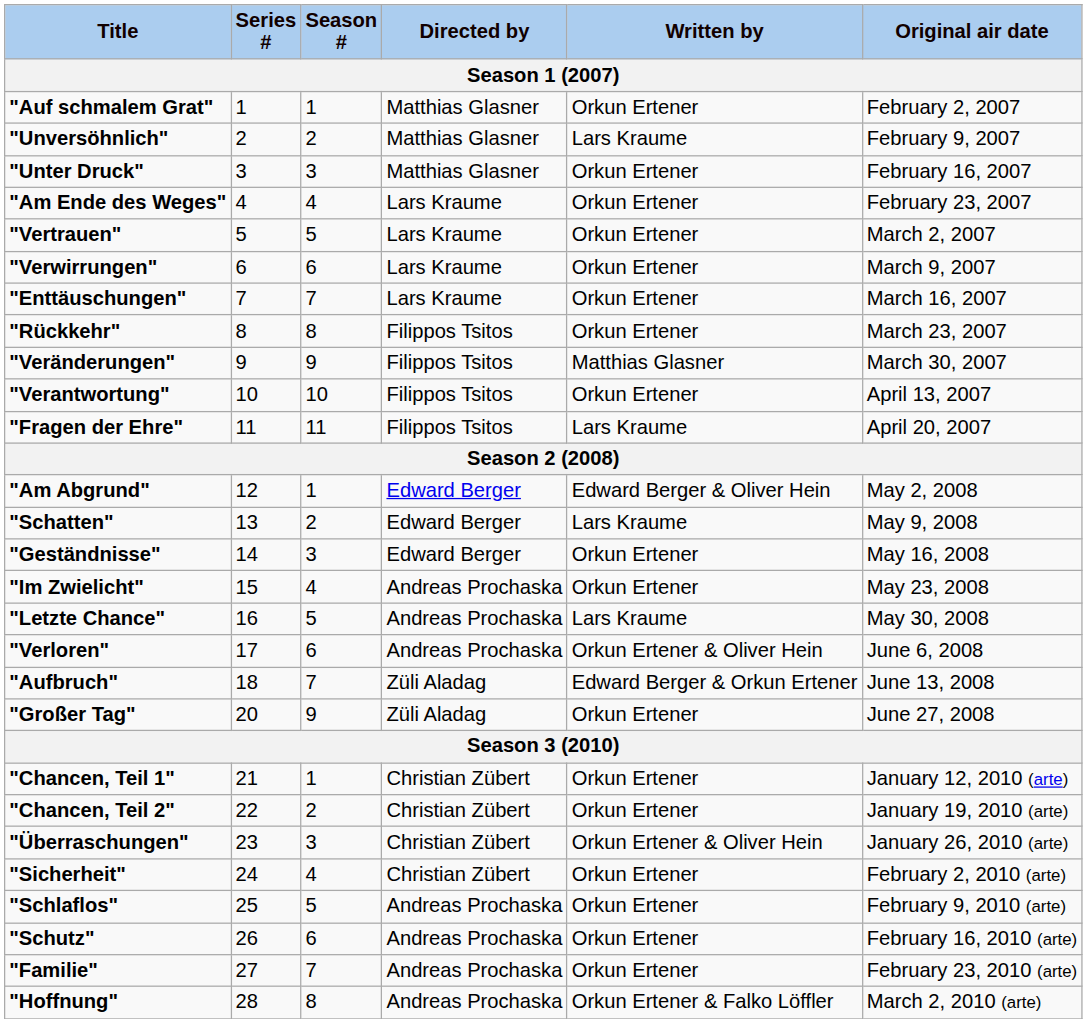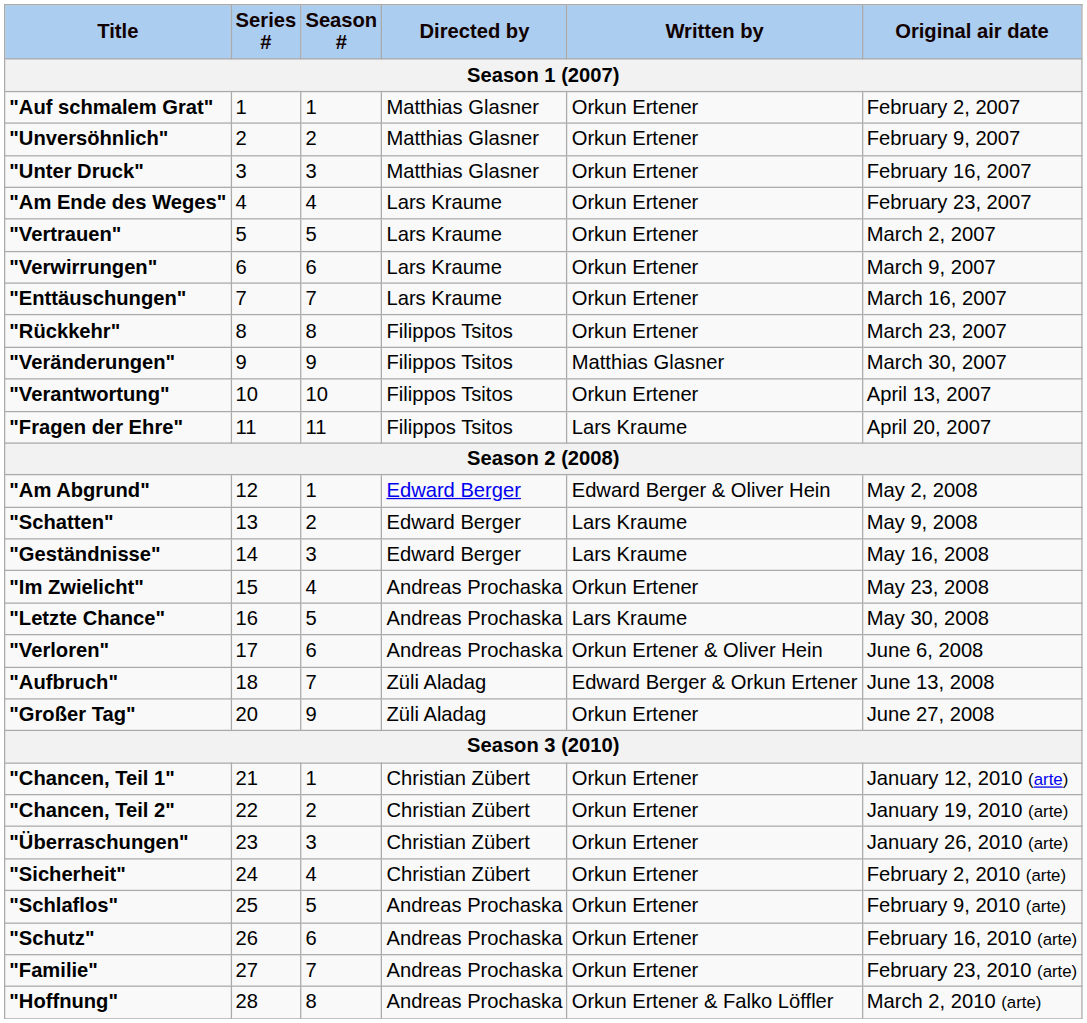(629, 139) Lars Kraume -> (635, 139) Orkun Ertener
(635, 554) Orkun Ertener -> (629, 554) Lars Kraume
(697, 842) Orkun Ertener & Oliver Hein -> (635, 842) Orkun Ertener
